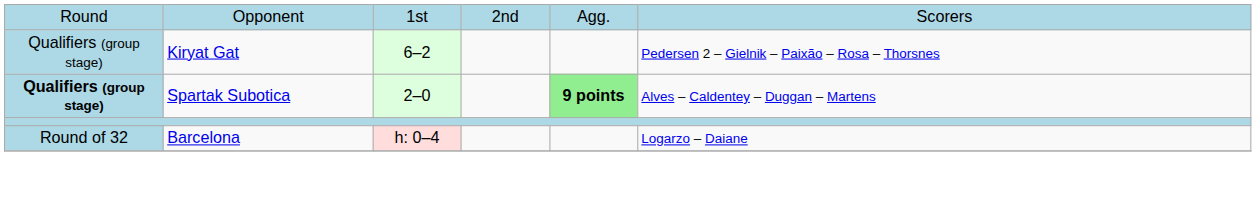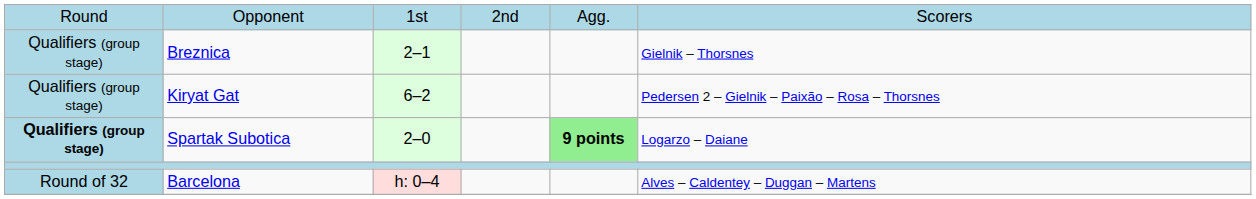+ row: (199, 52)
(759, 96) Alves – Caldentey – Duggan – Martens -> (695, 140) Logarzo – Daiane
(695, 139) Logarzo – Daiane -> (759, 182) Alves – Caldentey – Duggan – Martens
